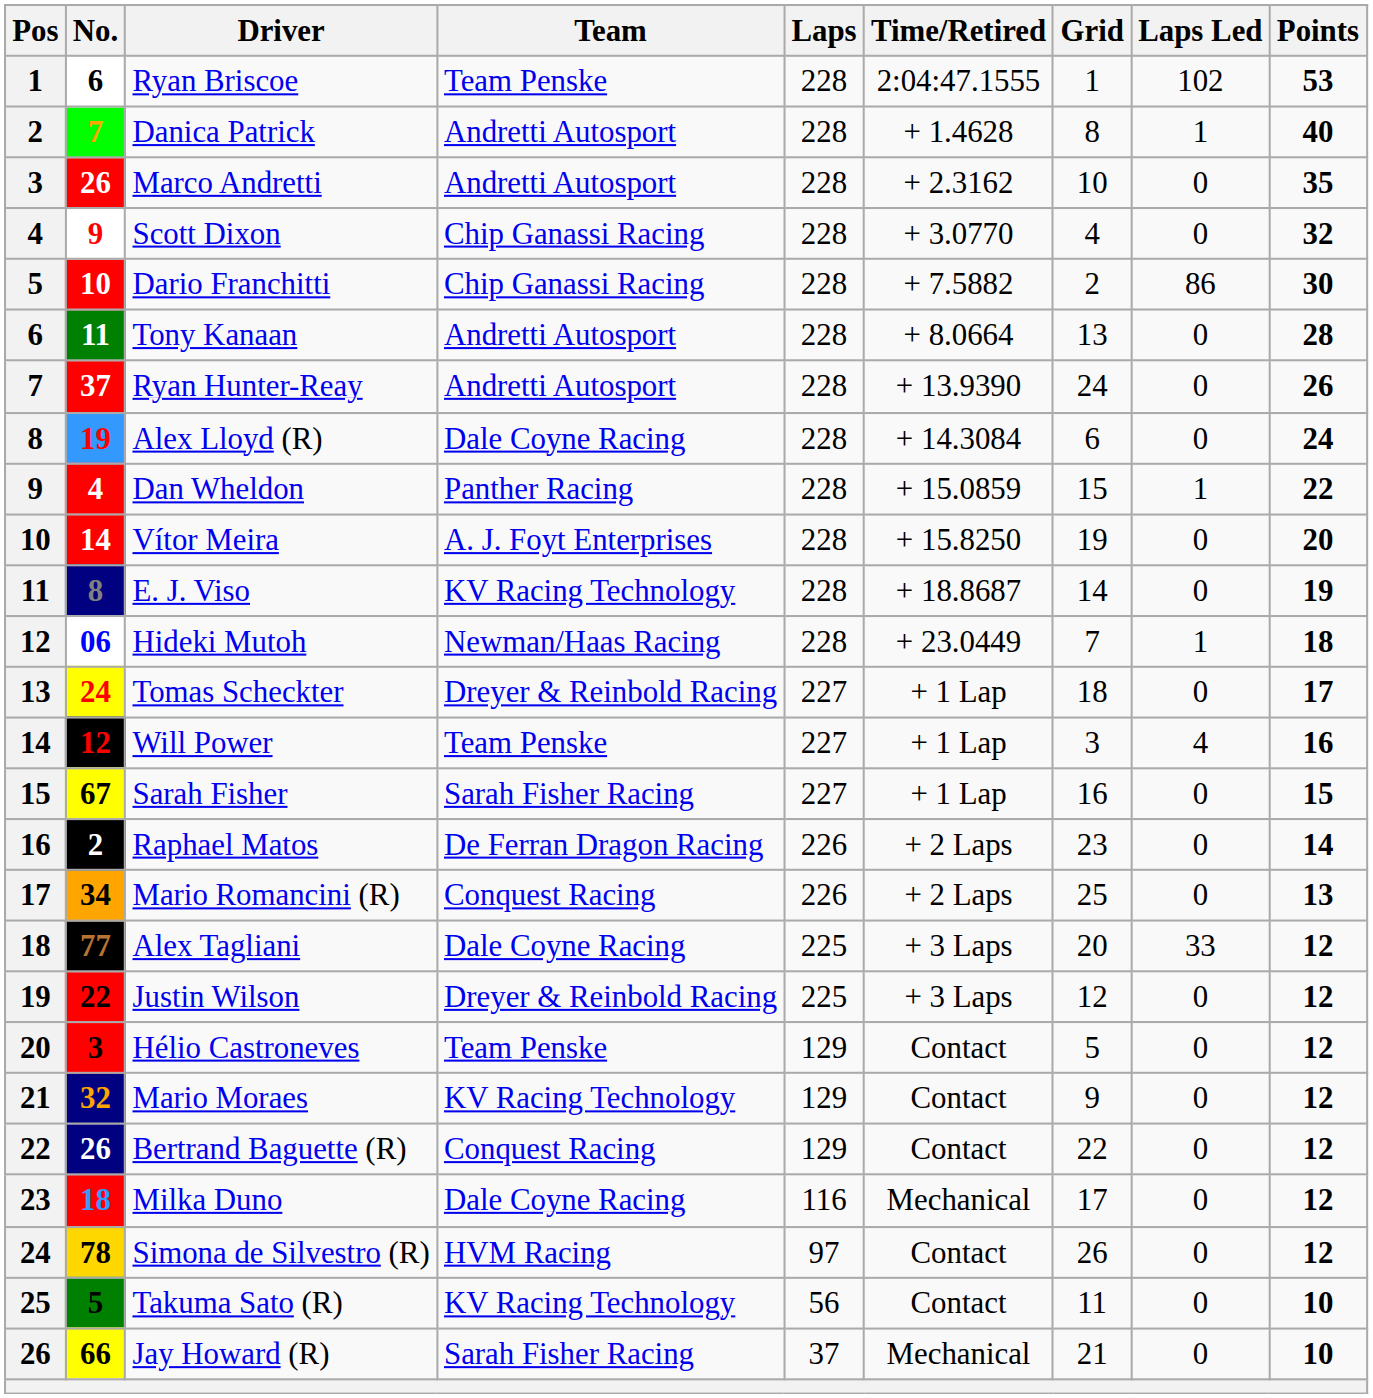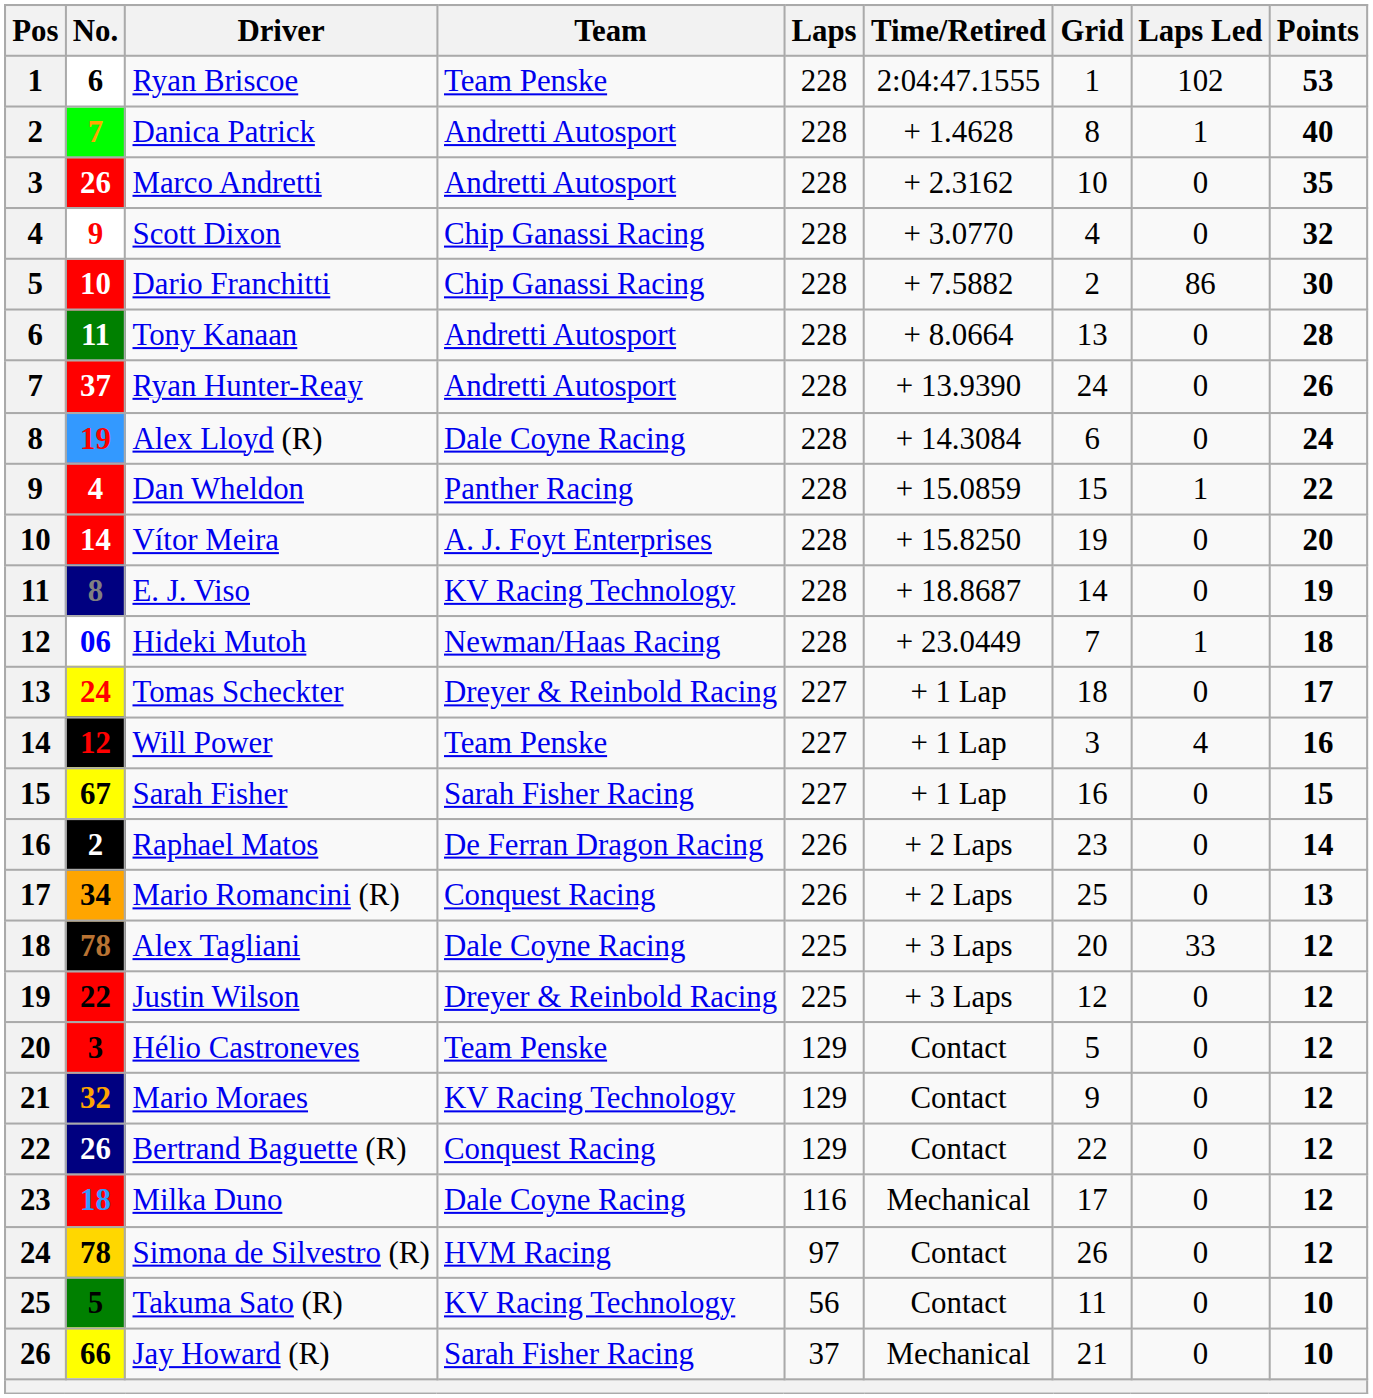(95, 945) 77 -> (95, 945) 78
